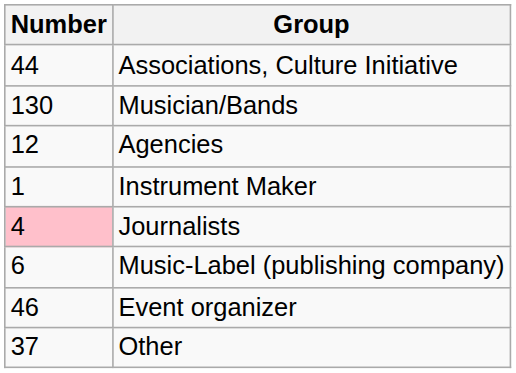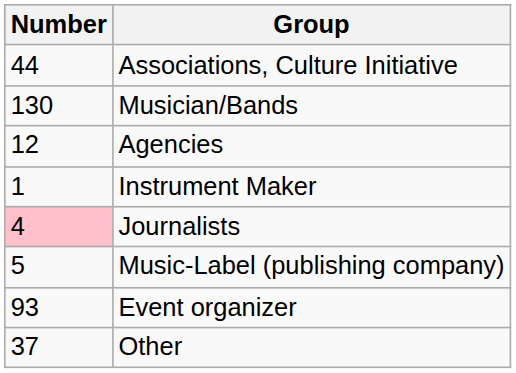(18, 266) 6 -> (18, 266) 5
(25, 307) 46 -> (25, 307) 93
